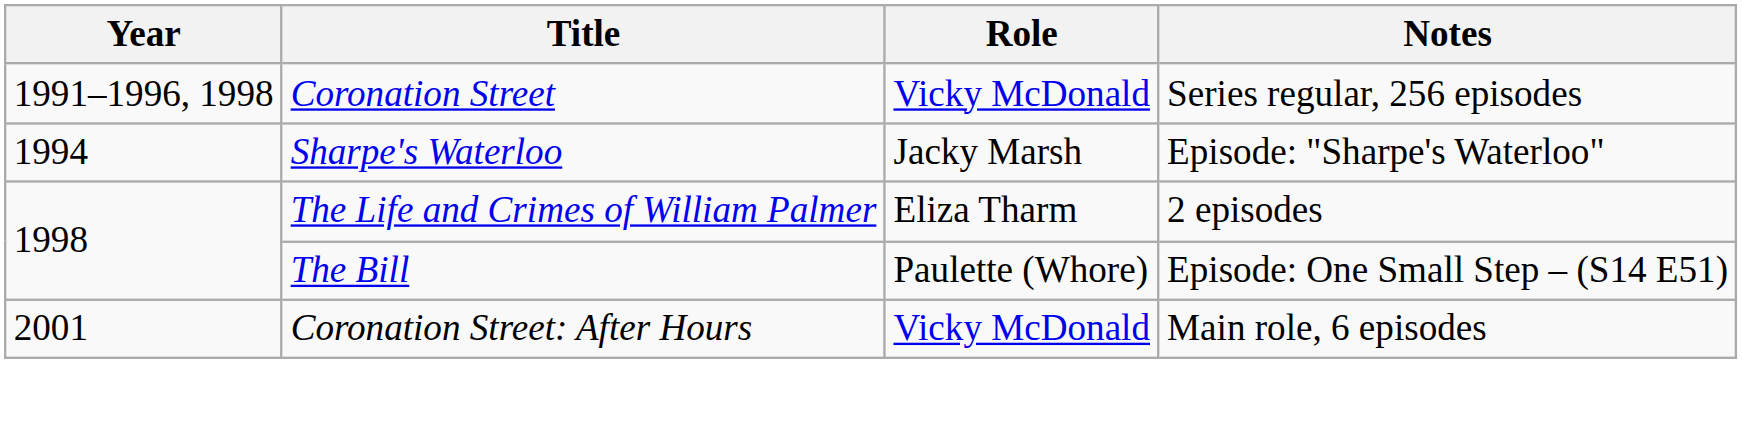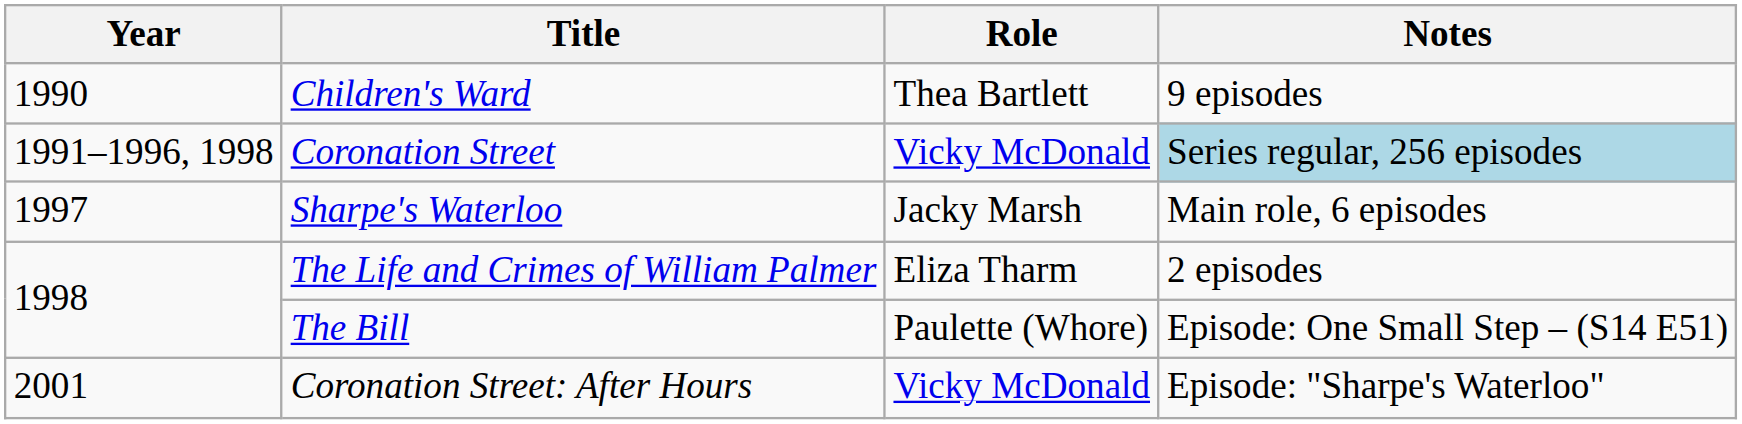+ row: (411, 92)
(1375, 92) no background -> (1375, 151) lightblue background
(51, 151) 1994 -> (51, 210) 1997
(1386, 151) Episode: "Sharpe's Waterloo" -> (1327, 210) Main role, 6 episodes
(1327, 328) Main role, 6 episodes -> (1386, 387) Episode: "Sharpe's Waterloo"
